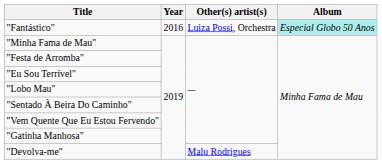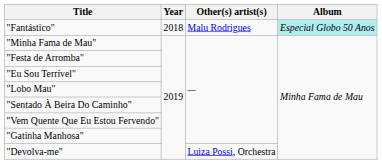(173, 27) 2016 -> (173, 27) 2018
(232, 27) Luiza Possi, Orchestra -> (219, 27) Malu Rodrigues
(219, 151) Malu Rodrigues -> (232, 151) Luiza Possi, Orchestra
